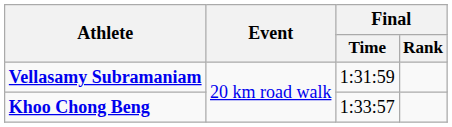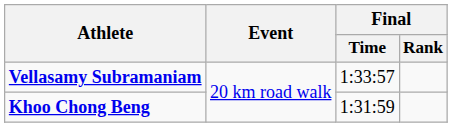(367, 77) 1:31:59 -> (367, 77) 1:33:57
(367, 107) 1:33:57 -> (367, 107) 1:31:59
